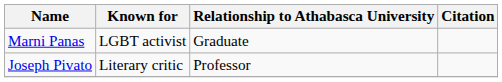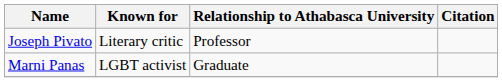rows swapped: (46, 40) <-> (50, 64)
